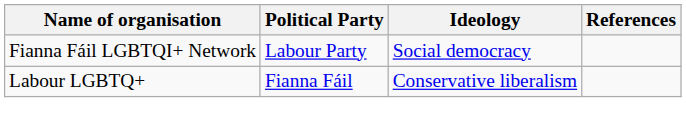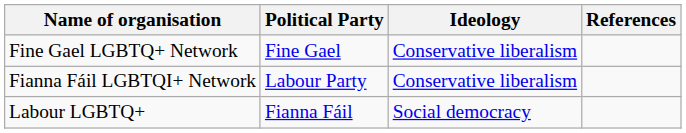+ row: (123, 50)
(462, 50) Social democracy -> (485, 81) Conservative liberalism
(485, 81) Conservative liberalism -> (462, 111) Social democracy
